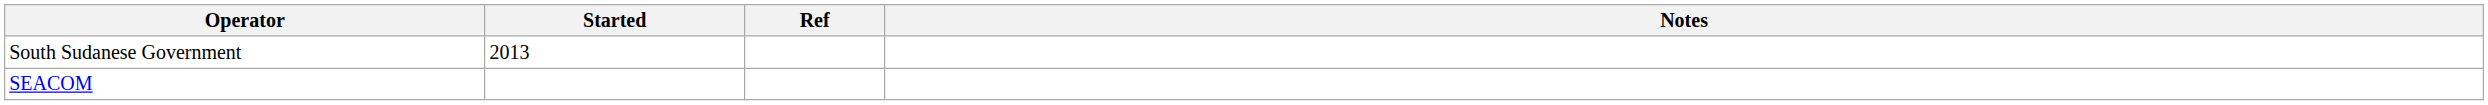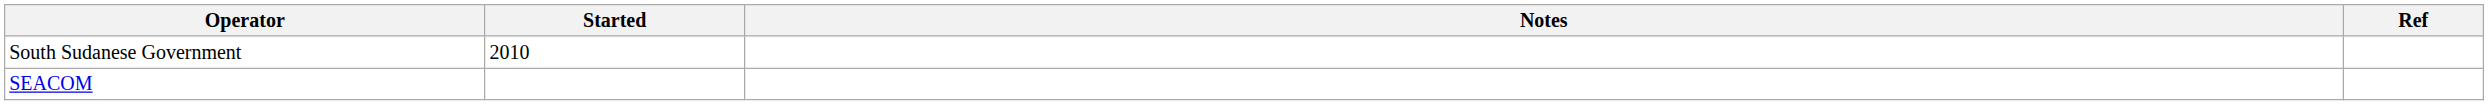columns swapped: (1684, 20) <-> (815, 20)
(510, 52) 2013 -> (510, 52) 2010
